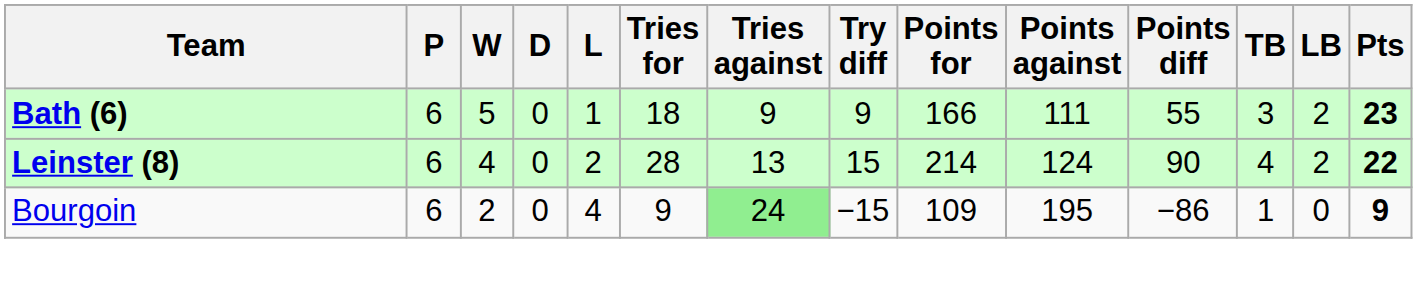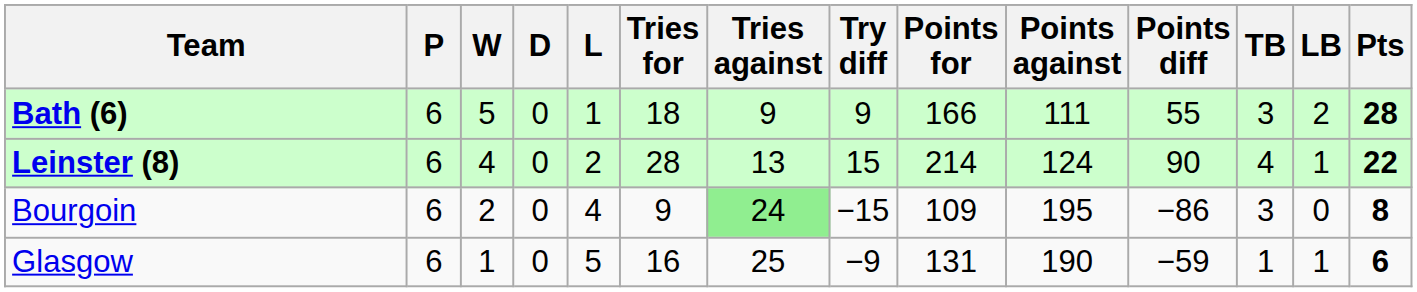(1380, 113) 23 -> (1380, 113) 28
(1321, 162) 2 -> (1321, 162) 1
(1266, 211) 1 -> (1266, 211) 3
(1380, 211) 9 -> (1380, 211) 8
+ row: (73, 260)
